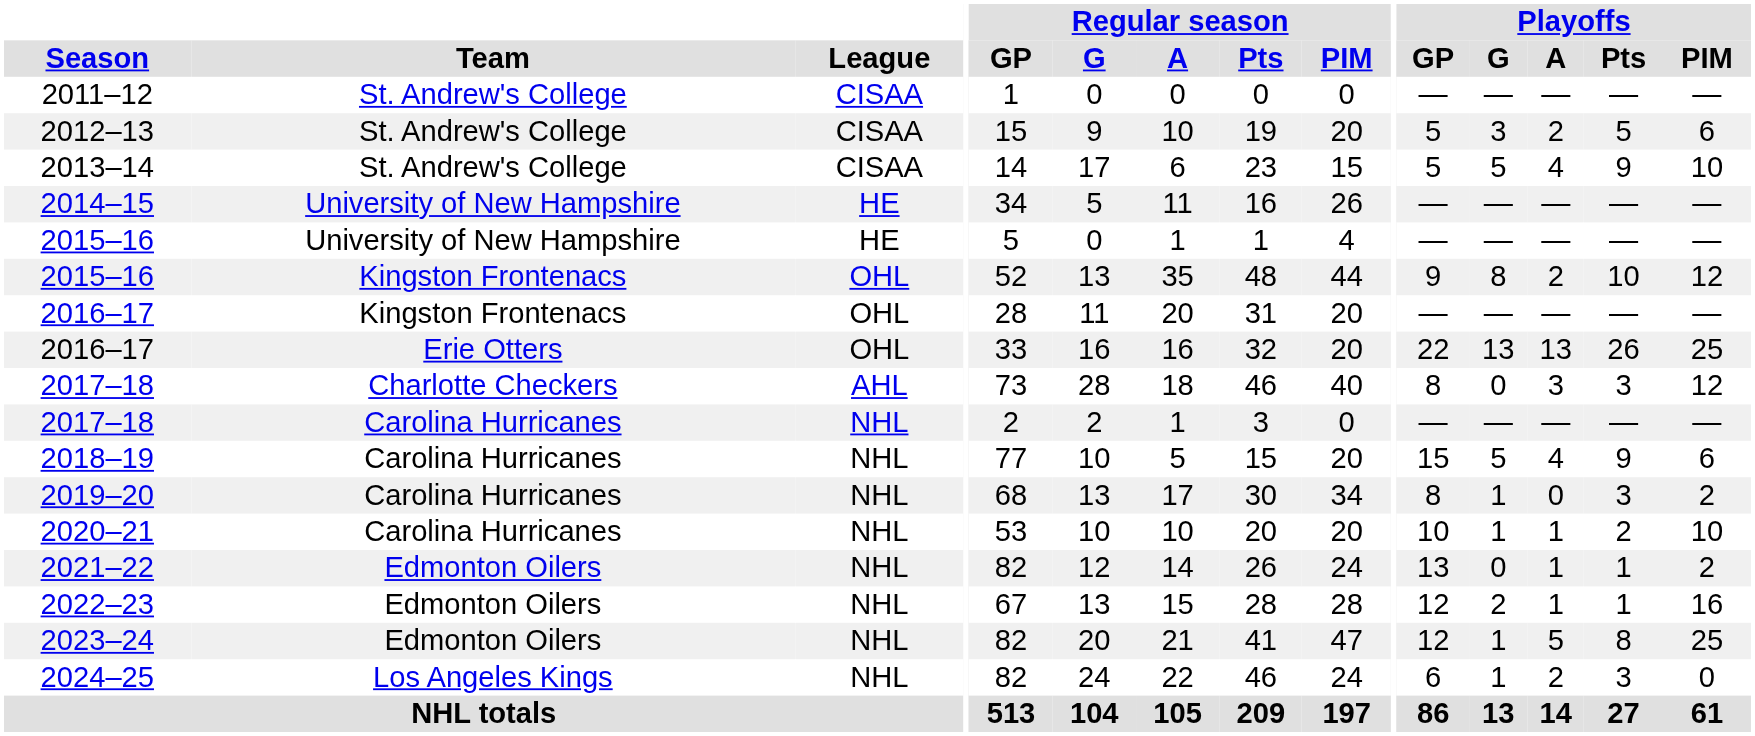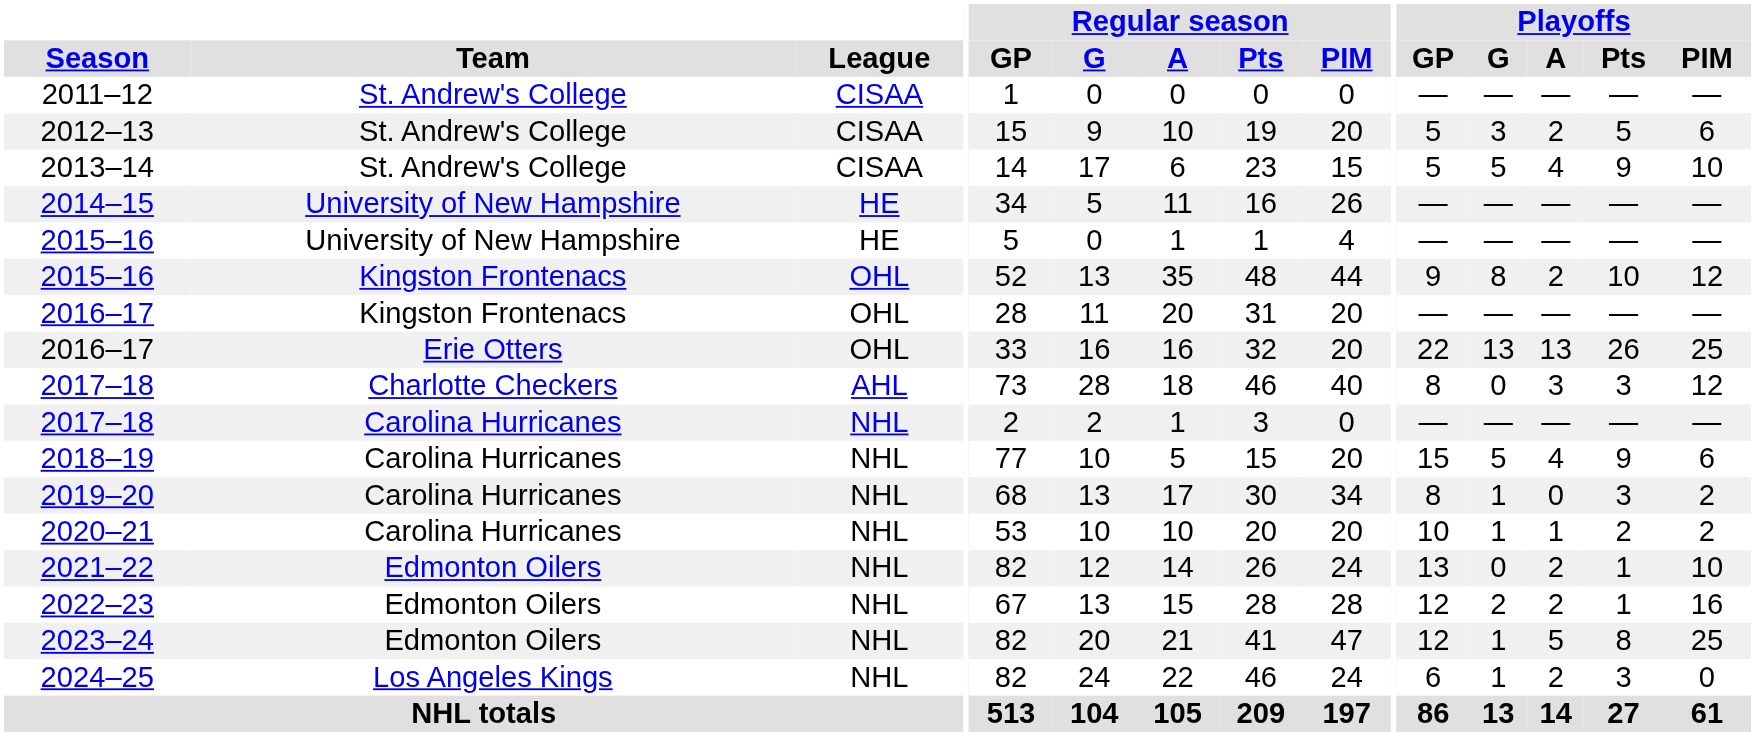(1707, 531) 10 -> (1707, 531) 2
(1556, 567) 1 -> (1556, 567) 2
(1707, 567) 2 -> (1707, 567) 10
(1556, 604) 1 -> (1556, 604) 2
